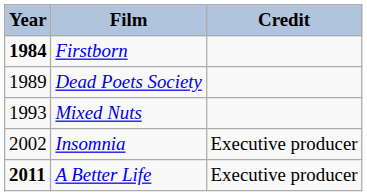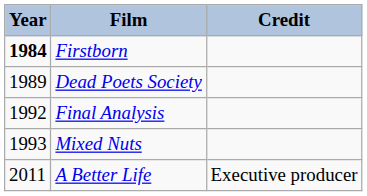+ row: (110, 113)
- row: (90, 144)
(27, 175) bold -> (27, 175) normal
